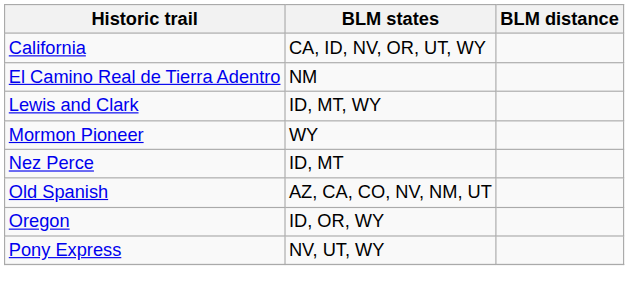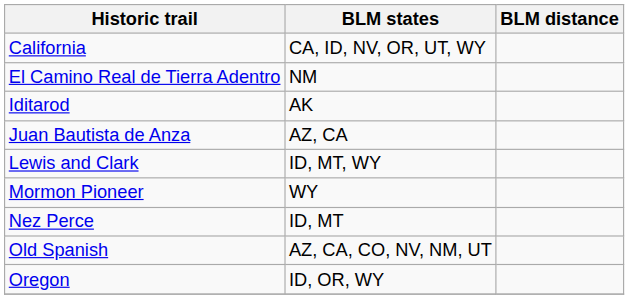+ row: (39, 105)
+ row: (100, 134)
- row: (65, 250)
